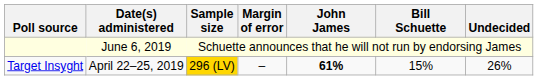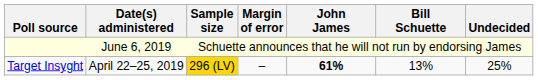(421, 66) 15% -> (421, 66) 13%
(499, 66) 26% -> (499, 66) 25%
